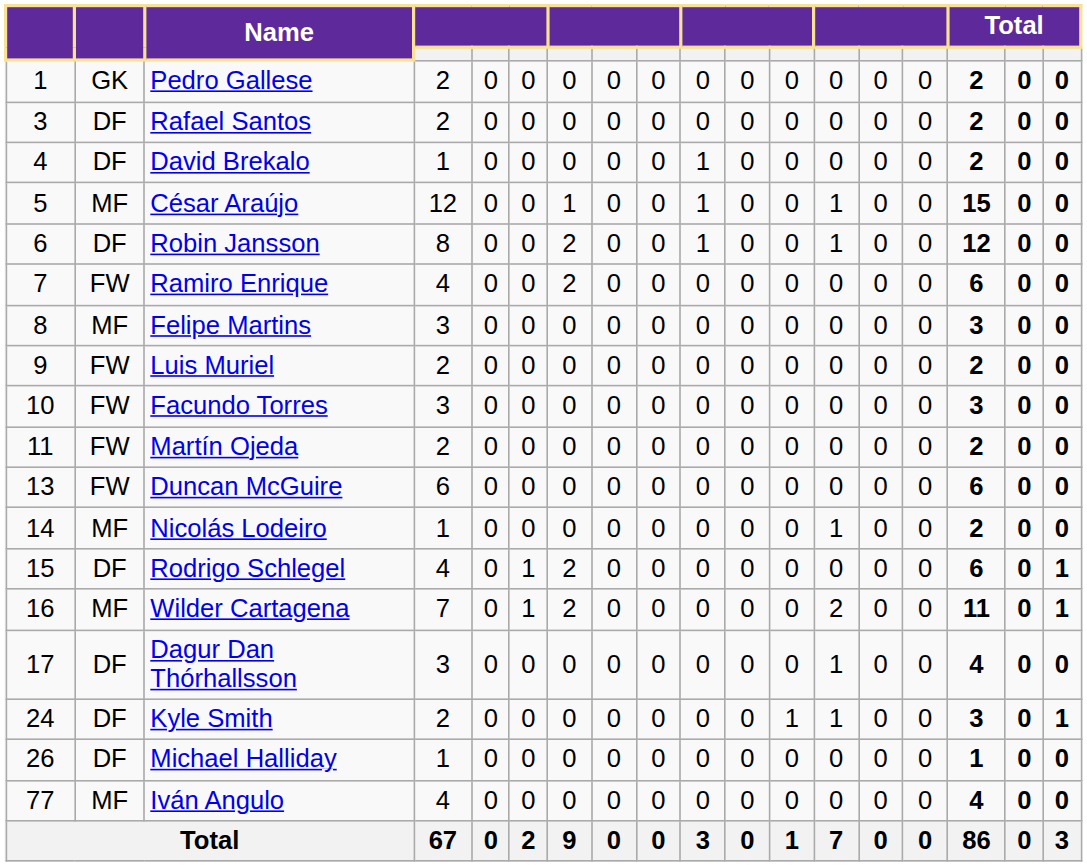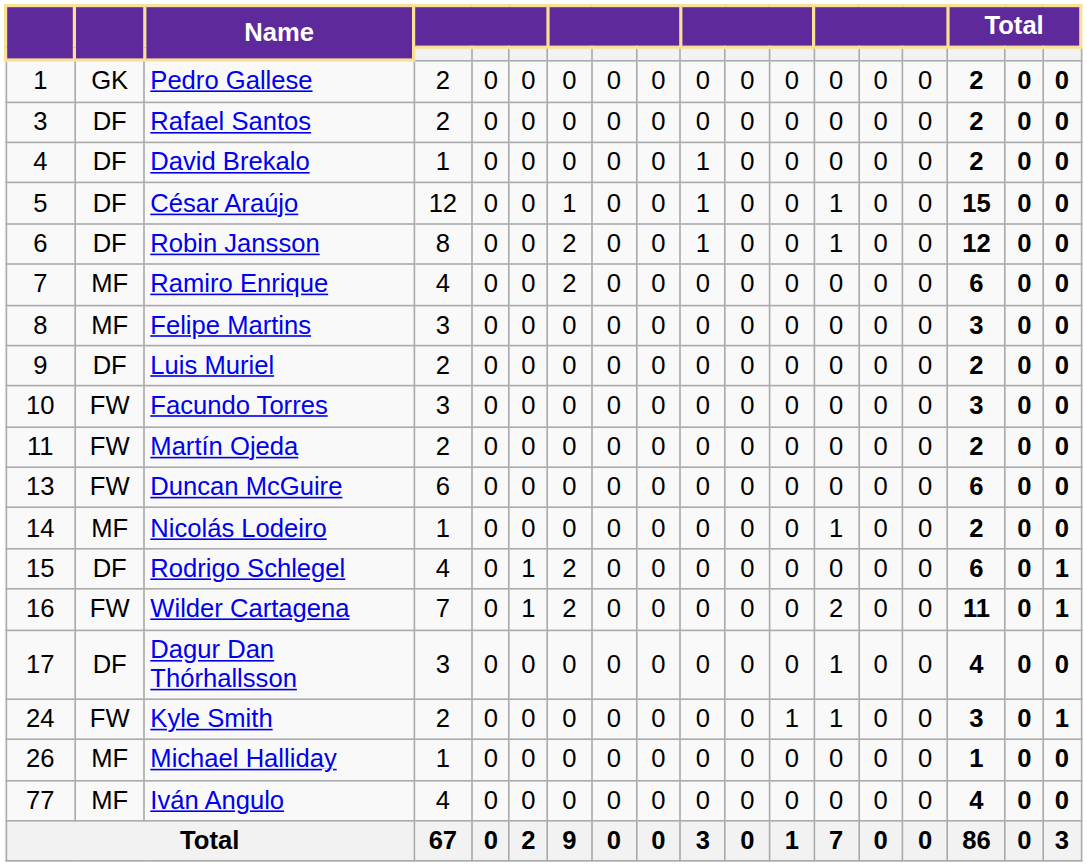(110, 203) MF -> (110, 203) DF
(110, 284) FW -> (110, 284) MF
(110, 365) FW -> (110, 365) DF
(110, 609) MF -> (110, 609) FW
(110, 719) DF -> (110, 719) FW
(110, 759) DF -> (110, 759) MF
